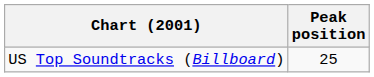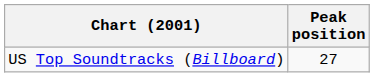(329, 60) 25 -> (329, 60) 27
